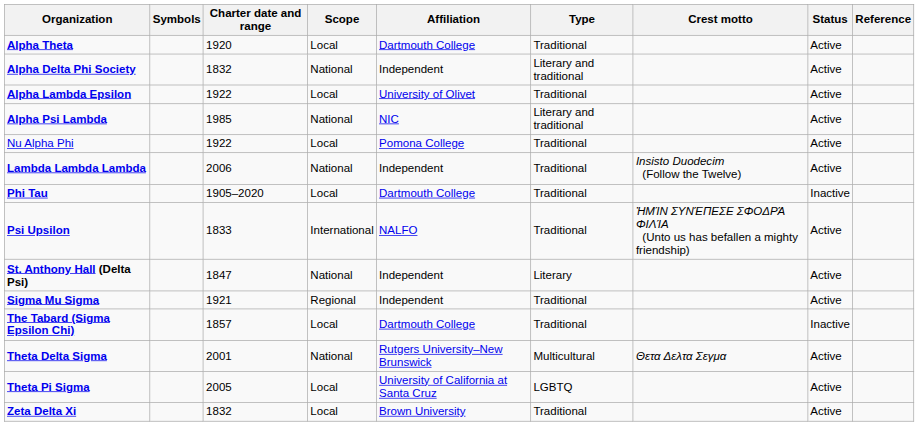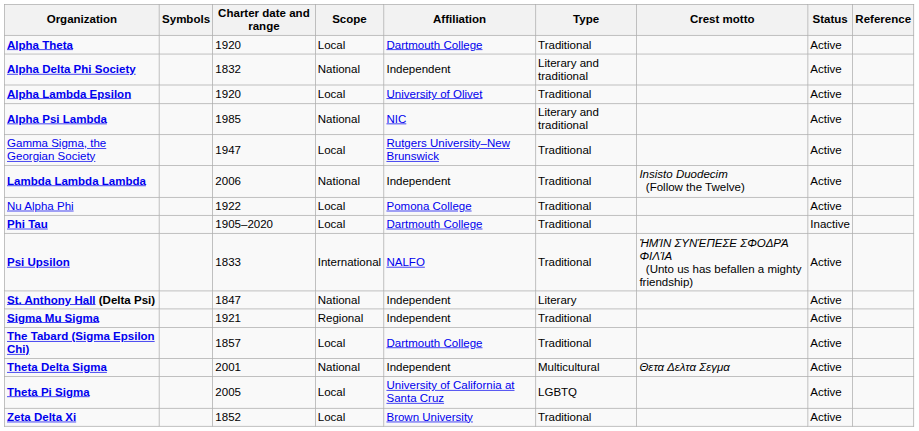(219, 94) 1922 -> (228, 94) 1920
+ row: (57, 150)
rows swapped: (76, 168) <-> (40, 143)
(830, 324) Inactive -> (826, 343) Active
(441, 355) Rutgers University–New Brunswick -> (418, 367) Independent
(219, 411) 1832 -> (228, 417) 1852
